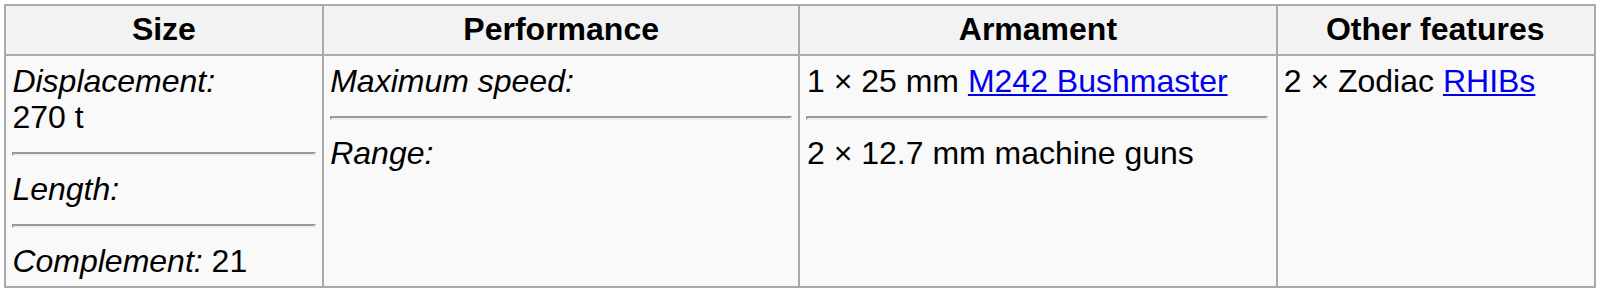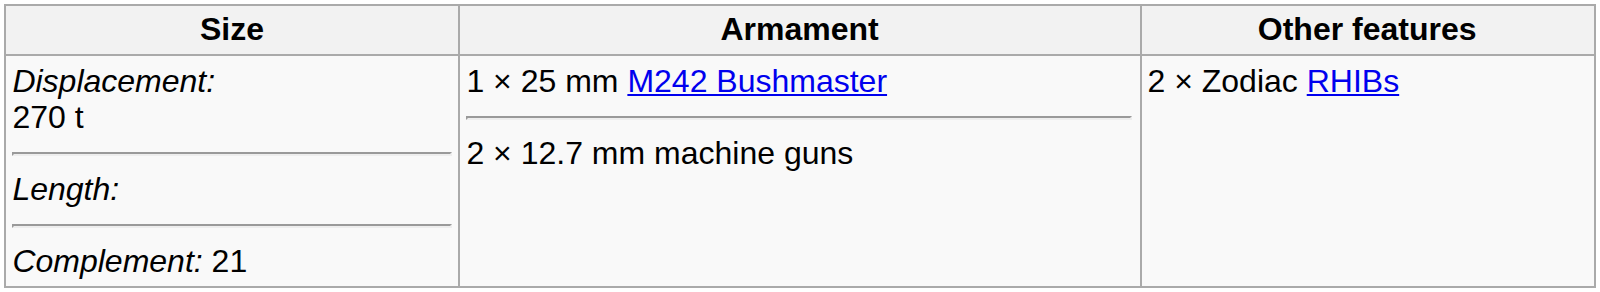- column: (561, 29)
